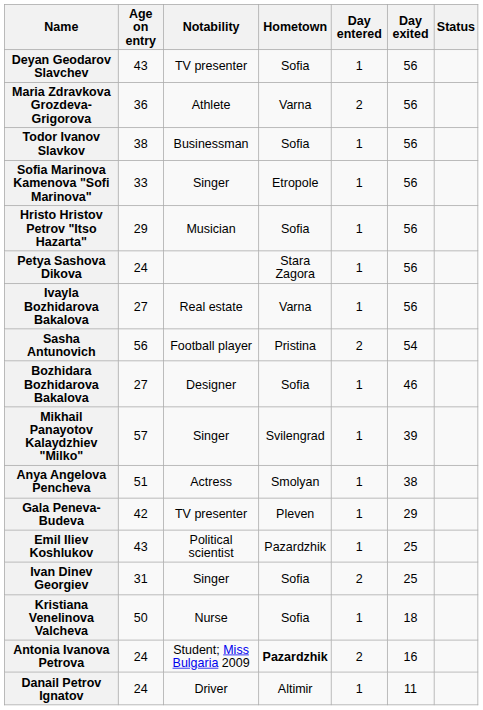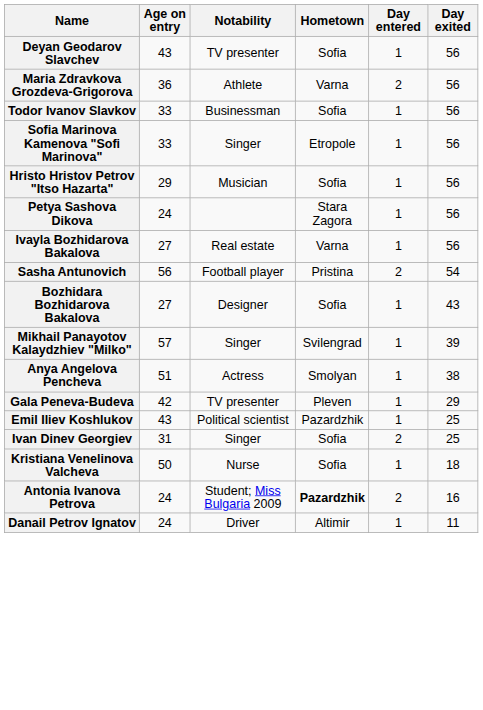- column: (456, 27)
(141, 144) 38 -> (165, 111) 33
(411, 384) 46 -> (453, 304) 43
